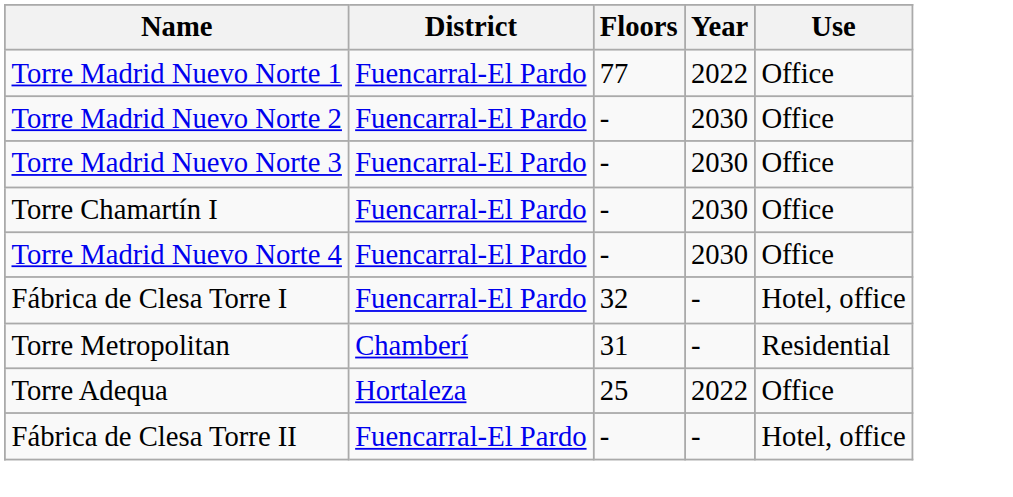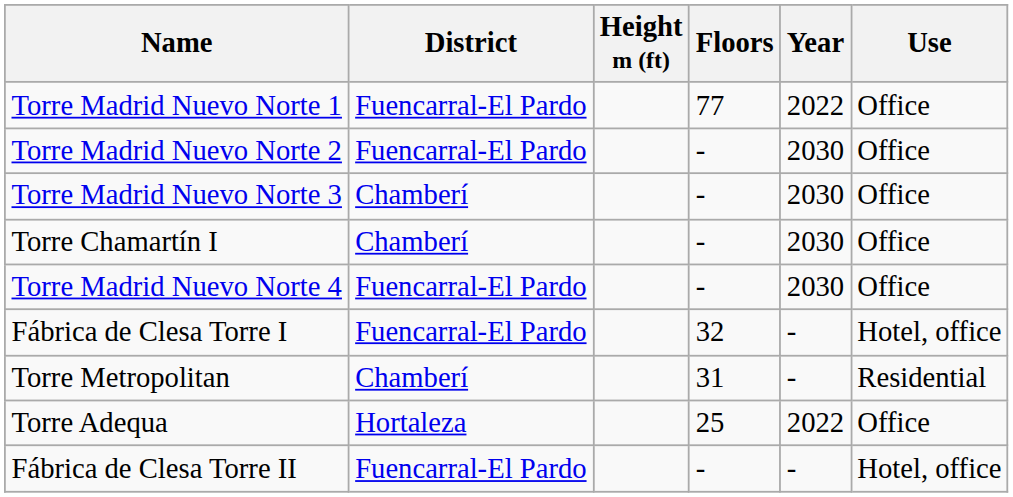+ column: (641, 43)
(471, 163) Fuencarral-El Pardo -> (412, 195) Chamberí
(471, 208) Fuencarral-El Pardo -> (412, 241) Chamberí
